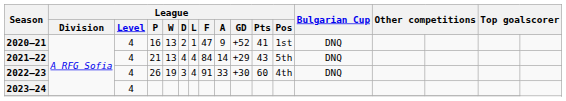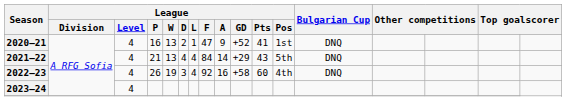(207, 73) 91 -> (207, 73) 92
(223, 73) 33 -> (223, 73) 16
(241, 73) +30 -> (241, 73) +58
